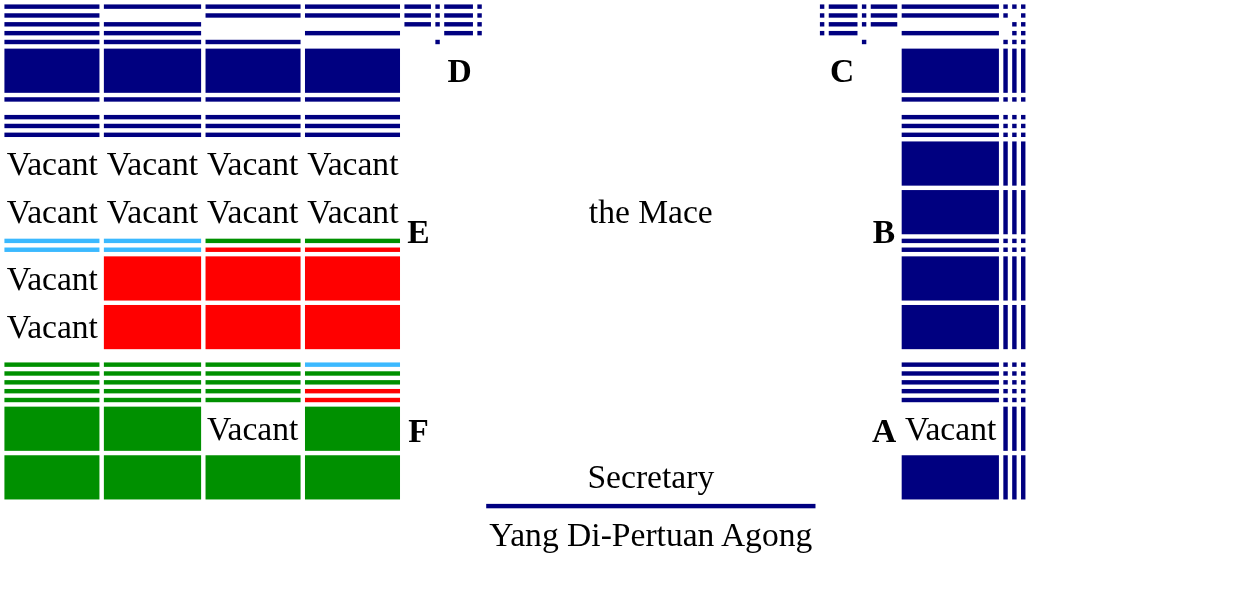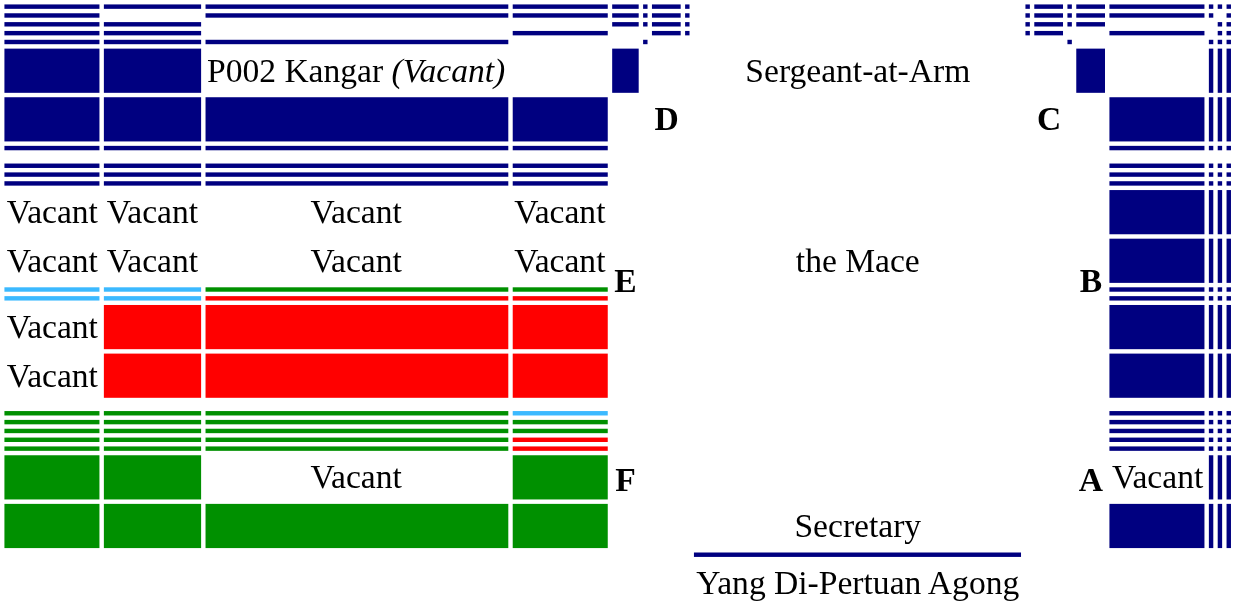+ row: (52, 71)
